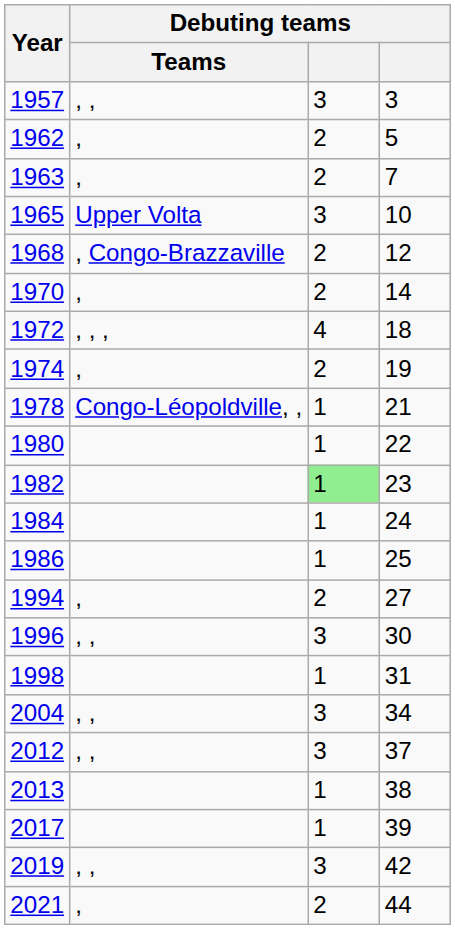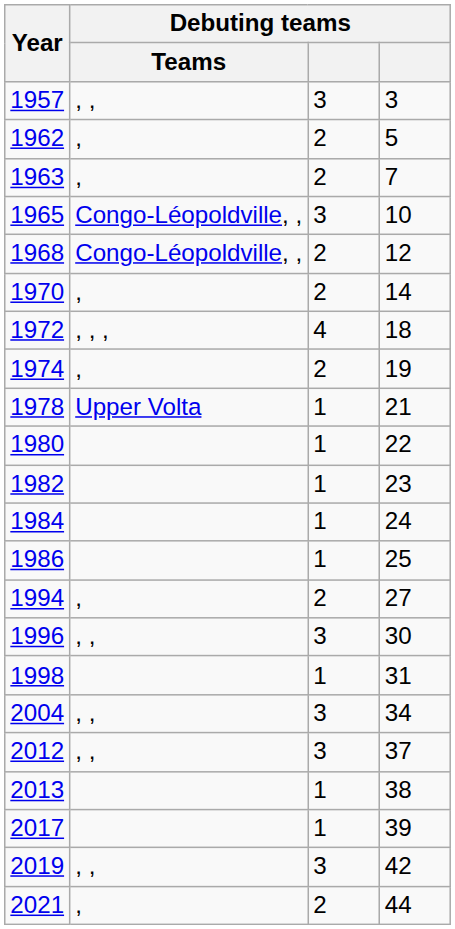(138, 215) Upper Volta -> (189, 215) Congo-Léopoldville, ,
(180, 253) , Congo-Brazzaville -> (189, 253) Congo-Léopoldville, ,
(189, 406) Congo-Léopoldville, , -> (138, 406) Upper Volta
(320, 483) lightgreen background -> (320, 483) no background
